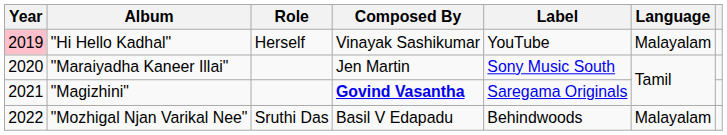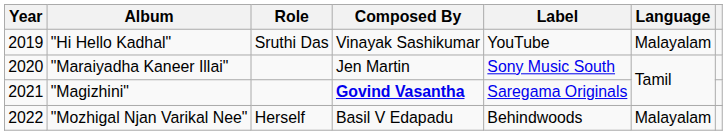(26, 42) pink background -> (26, 42) no background
(280, 42) Herself -> (292, 42) Sruthi Das
(292, 117) Sruthi Das -> (280, 117) Herself
